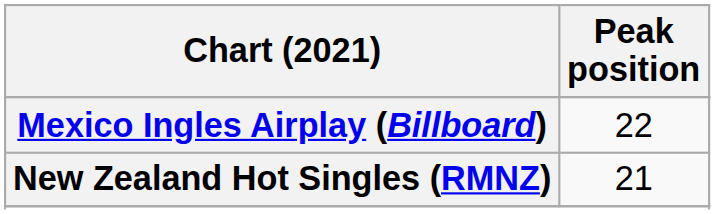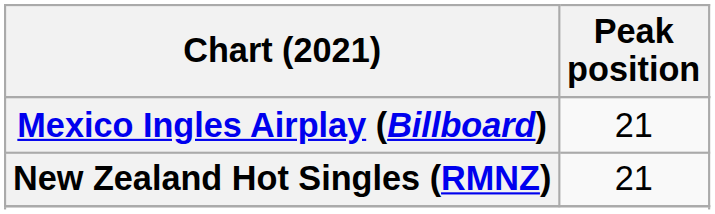(634, 124) 22 -> (634, 124) 21
